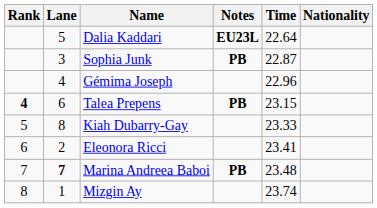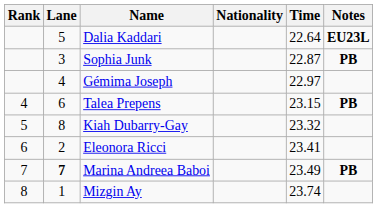columns swapped: (336, 15) <-> (238, 15)
(281, 81) 22.96 -> (305, 81) 22.97
(24, 103) bold -> (24, 103) normal
(281, 125) 23.33 -> (305, 125) 23.32
(281, 170) 23.48 -> (305, 170) 23.49
